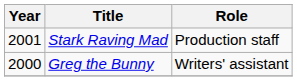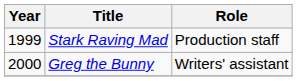(25, 40) 2001 -> (25, 40) 1999
